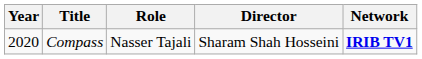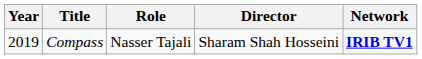(24, 41) 2020 -> (24, 41) 2019
